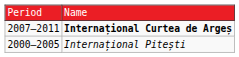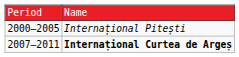rows swapped: (125, 44) <-> (148, 29)
